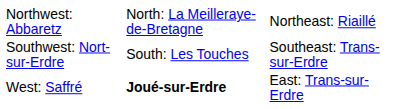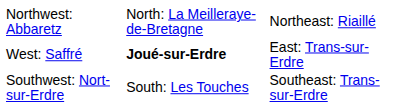rows swapped: (44, 88) <-> (58, 55)
